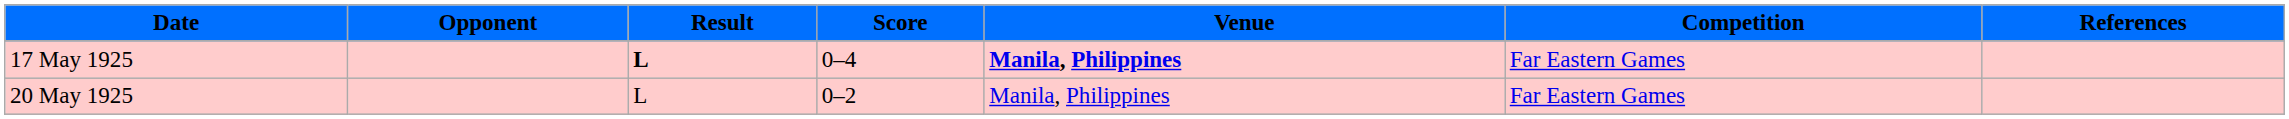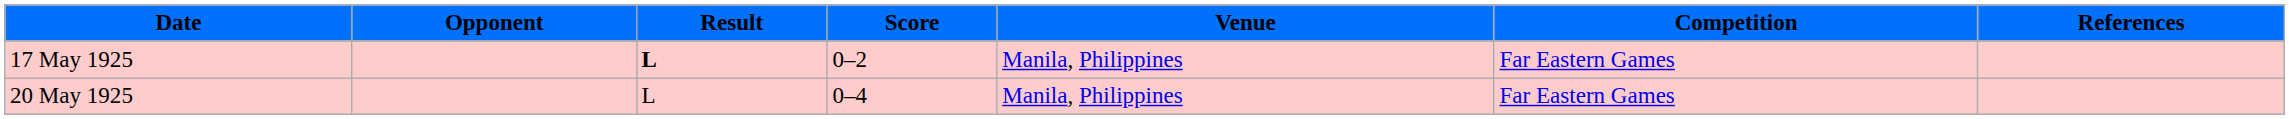(839, 59) 0–4 -> (850, 59) 0–2
(1085, 59) bold -> (1092, 59) normal
(839, 95) 0–2 -> (850, 95) 0–4
